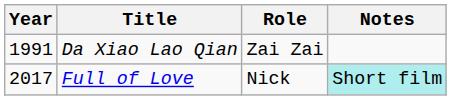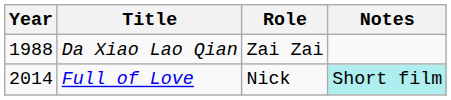(31, 50) 1991 -> (31, 50) 1988
(31, 79) 2017 -> (31, 79) 2014
